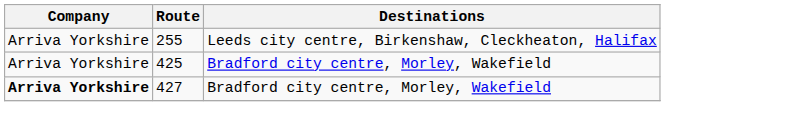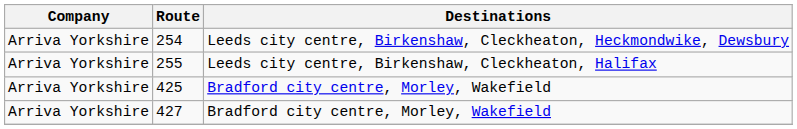+ row: (169, 40)
(79, 88) bold -> (79, 112) normal
